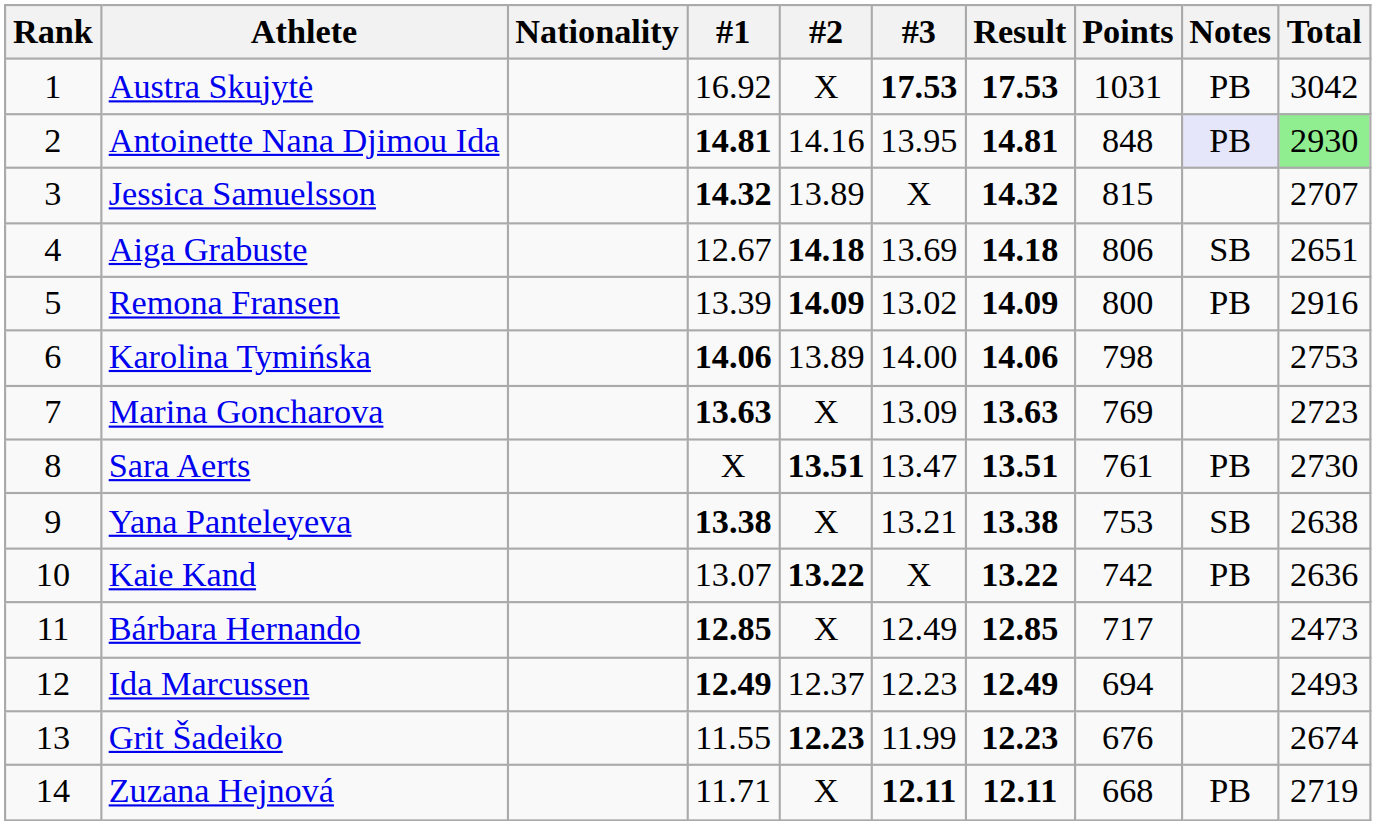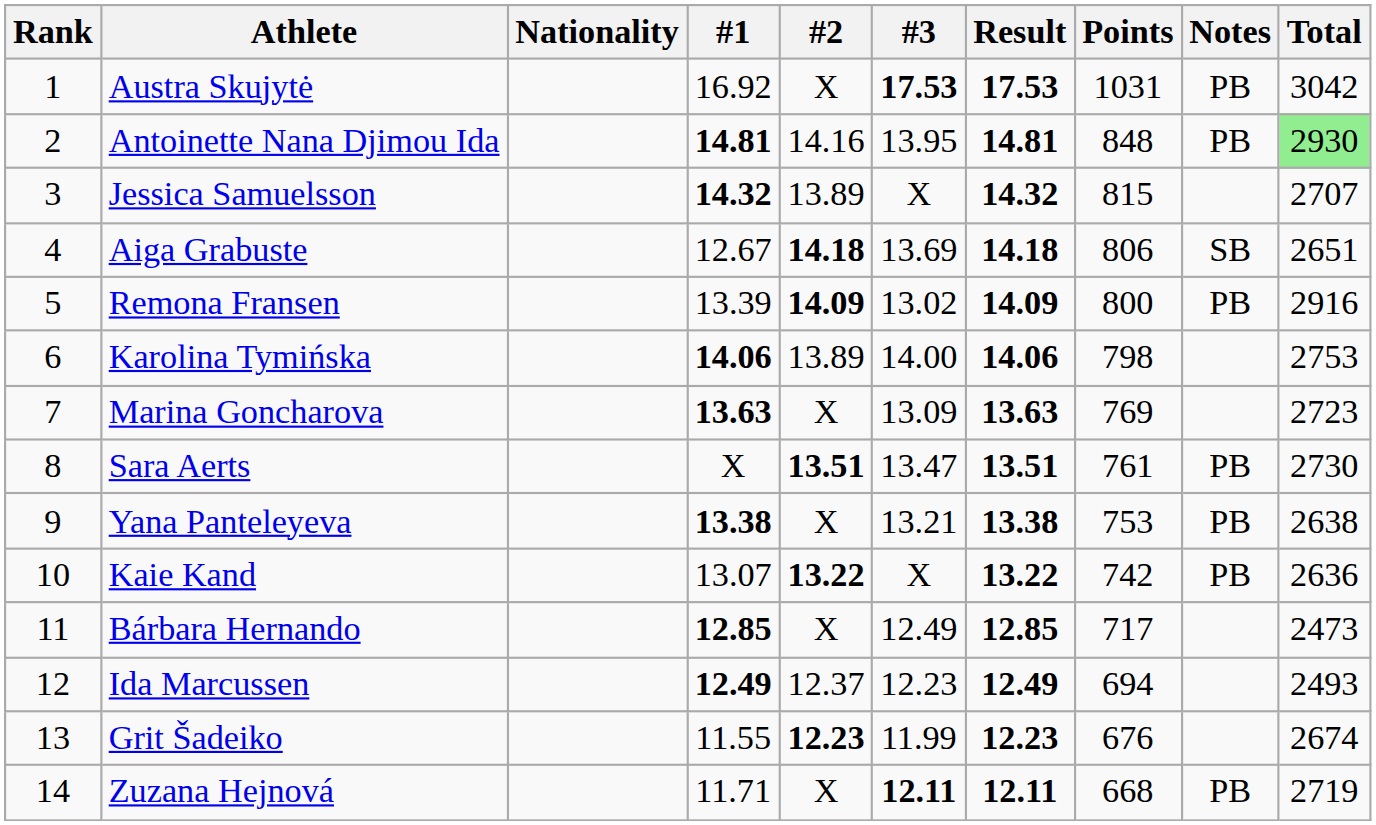(1230, 140) lavender background -> (1230, 140) no background
(1230, 520) SB -> (1230, 520) PB
